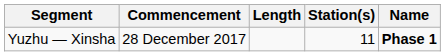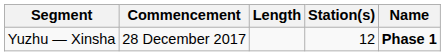(368, 39) 11 -> (367, 39) 12
